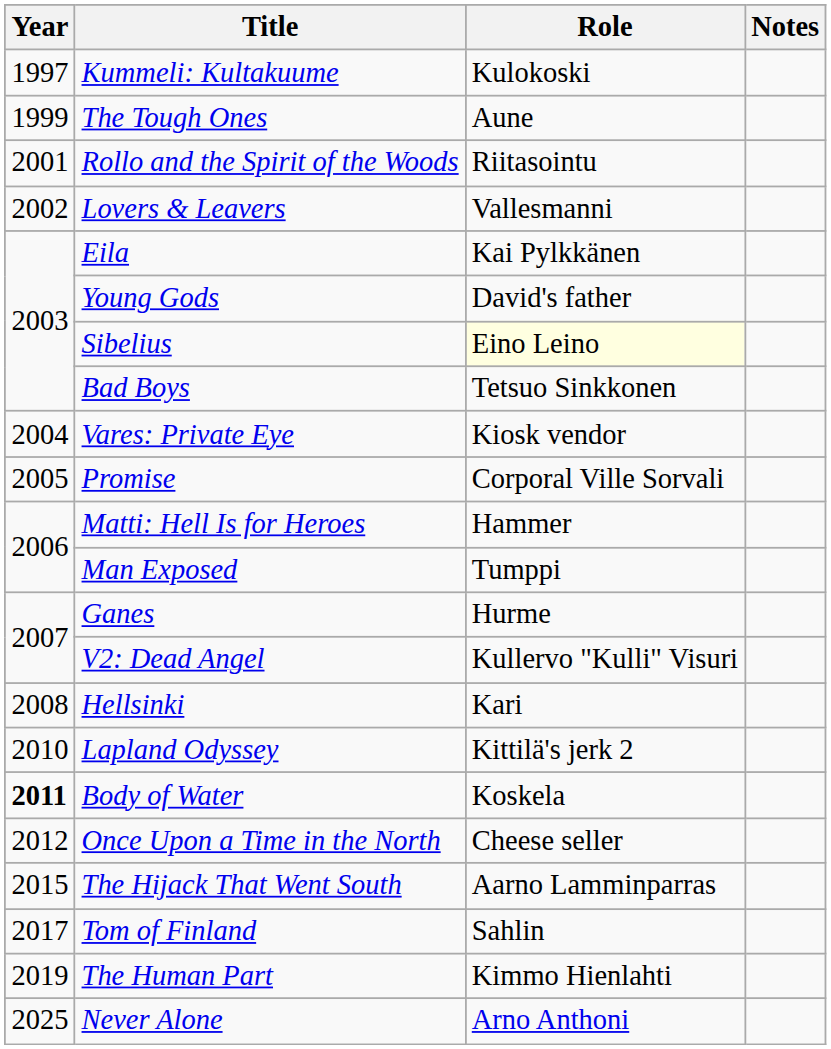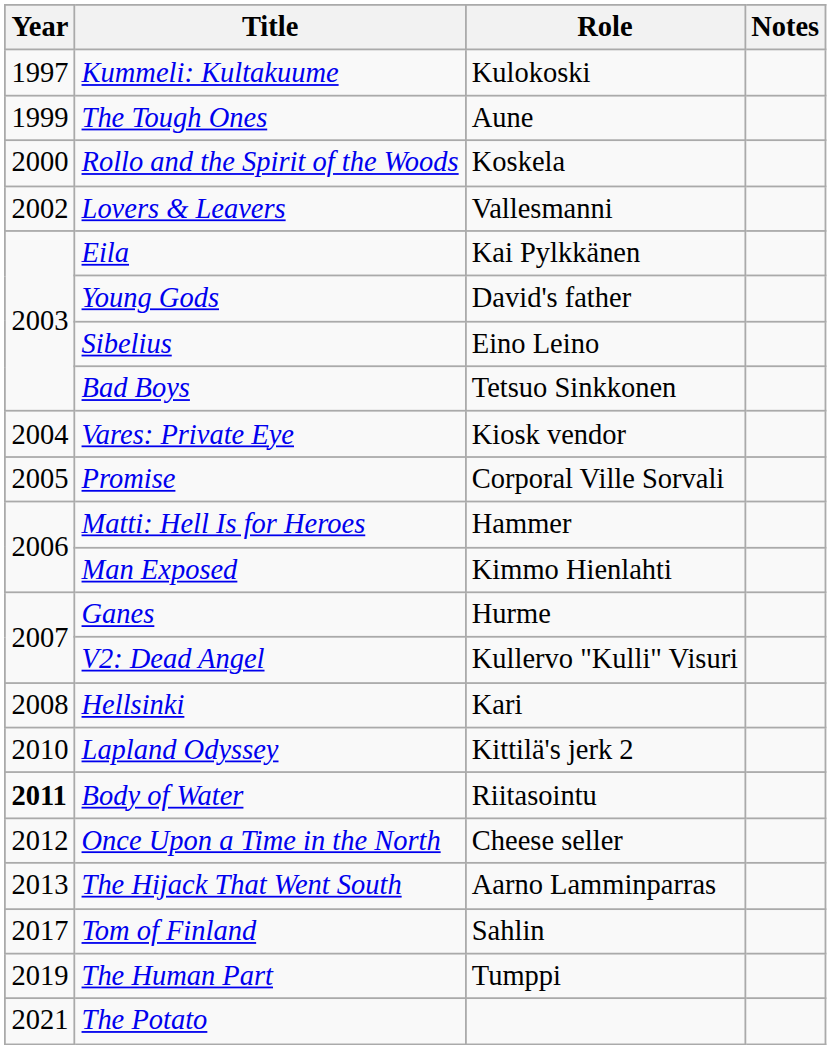(40, 162) 2001 -> (40, 162) 2000
(534, 162) Riitasointu -> (518, 162) Koskela
(535, 343) lightyellow background -> (535, 343) no background
(516, 569) Tumppi -> (572, 569) Kimmo Hienlahti
(518, 794) Koskela -> (534, 794) Riitasointu
(40, 885) 2015 -> (40, 885) 2013
(572, 975) Kimmo Hienlahti -> (516, 975) Tumppi
+ row: (144, 1020)
- row: (152, 1020)
